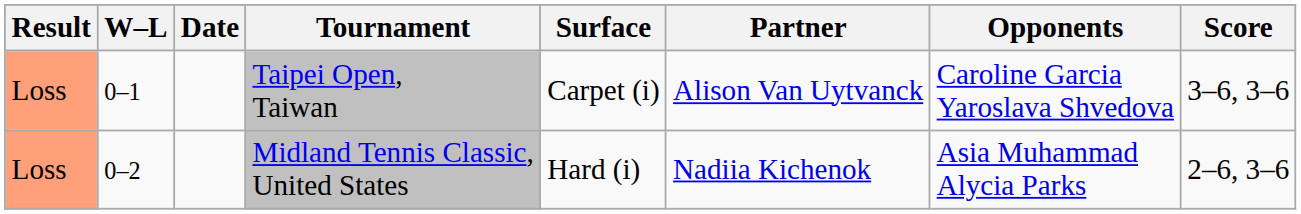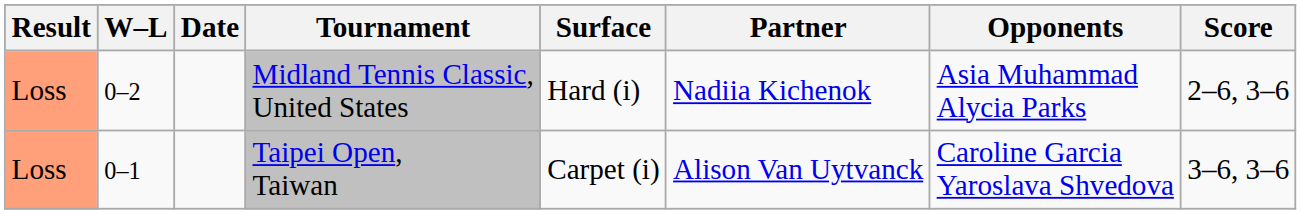rows swapped: (327, 90) <-> (393, 169)
